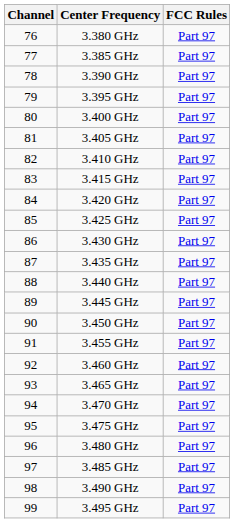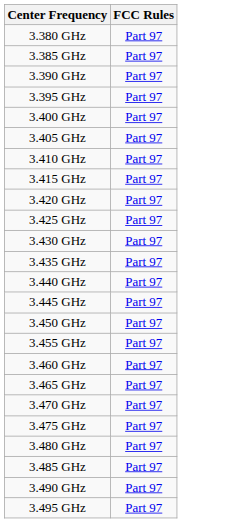- column: (31, 14)
